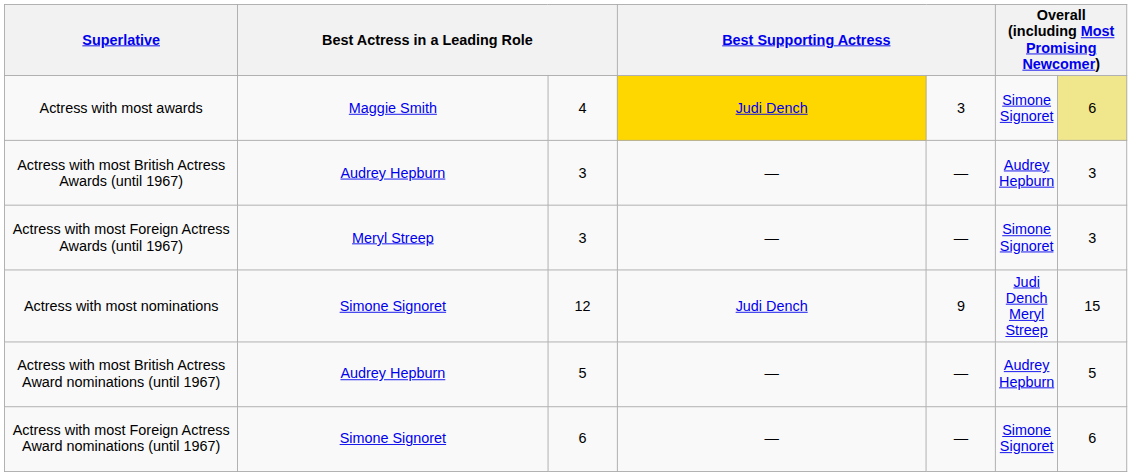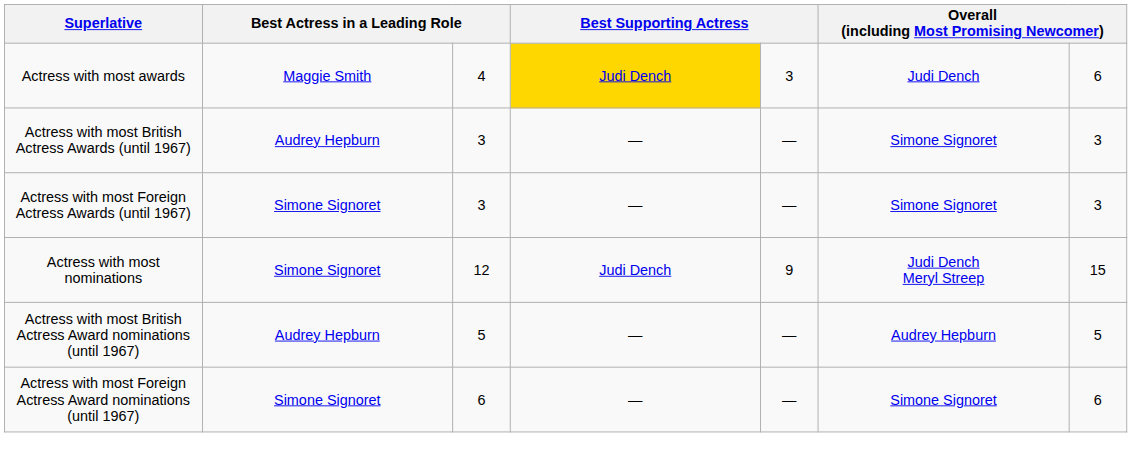(1027, 108) Simone Signoret -> (944, 75) Judi Dench
(1092, 108) khaki background -> (1098, 75) no background
(1027, 173) Audrey Hepburn -> (944, 140) Simone Signoret
(393, 237) Meryl Streep -> (327, 205) Simone Signoret
